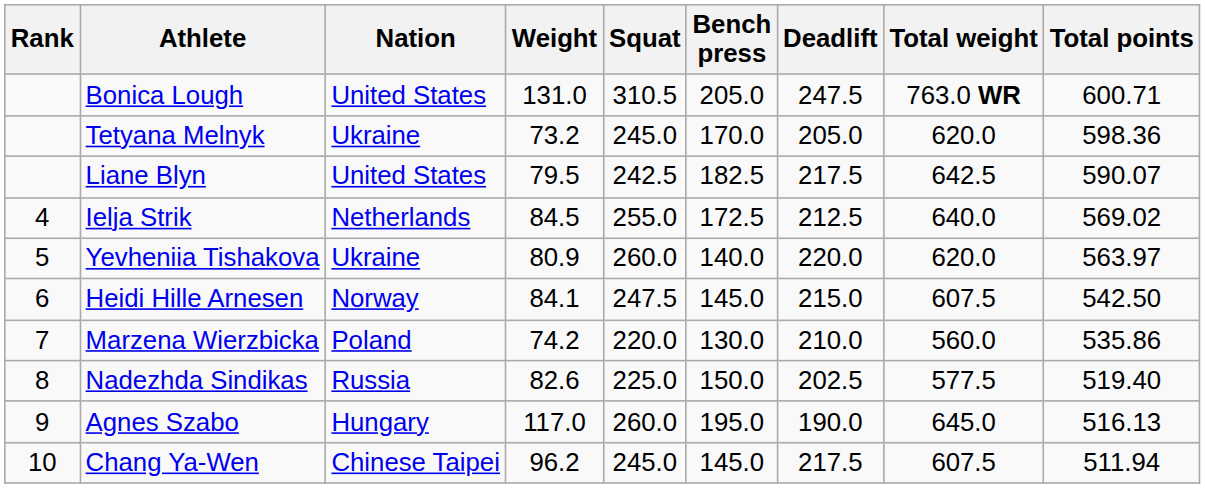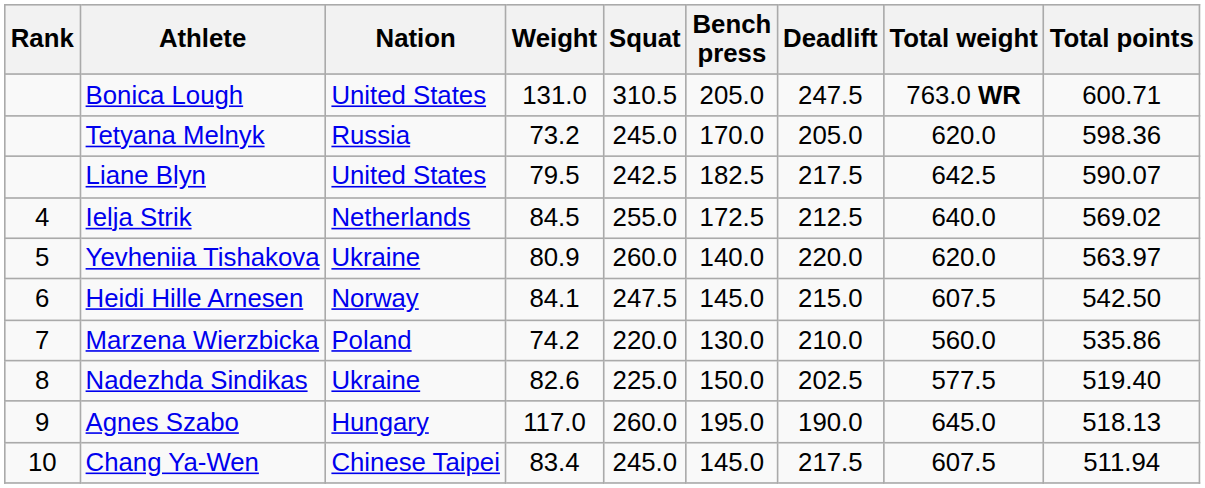(376, 135) Ukraine -> (371, 135) Russia
(371, 380) Russia -> (376, 380) Ukraine
(1122, 421) 516.13 -> (1122, 421) 518.13
(554, 462) 96.2 -> (554, 462) 83.4
